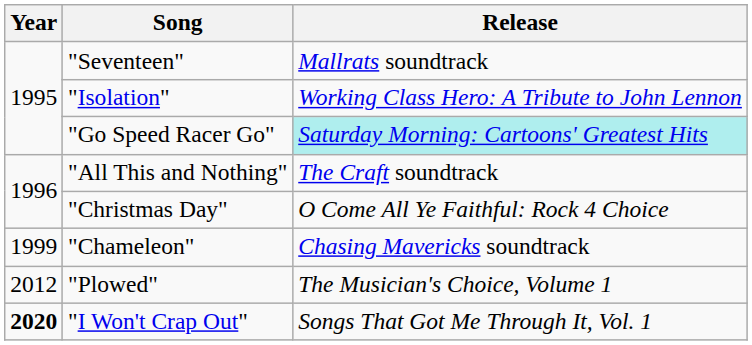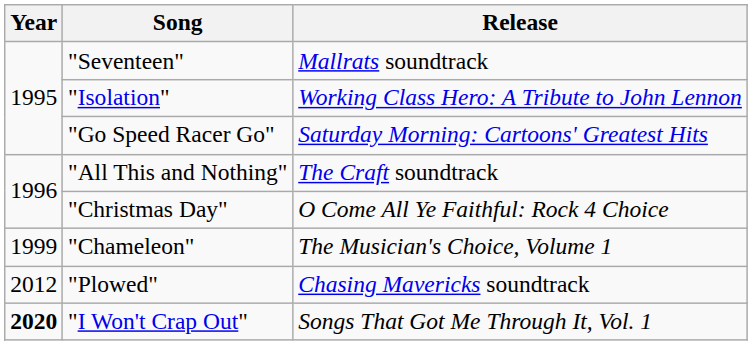(503, 135) paleturquoise background -> (503, 135) no background
(444, 246) Chasing Mavericks soundtrack -> (455, 246) The Musician's Choice, Volume 1
(455, 284) The Musician's Choice, Volume 1 -> (444, 284) Chasing Mavericks soundtrack
